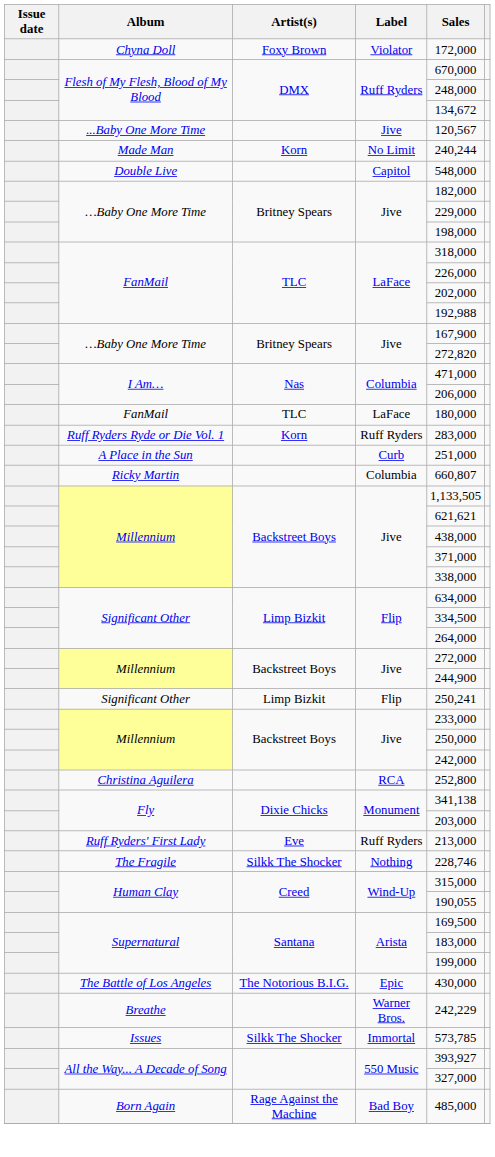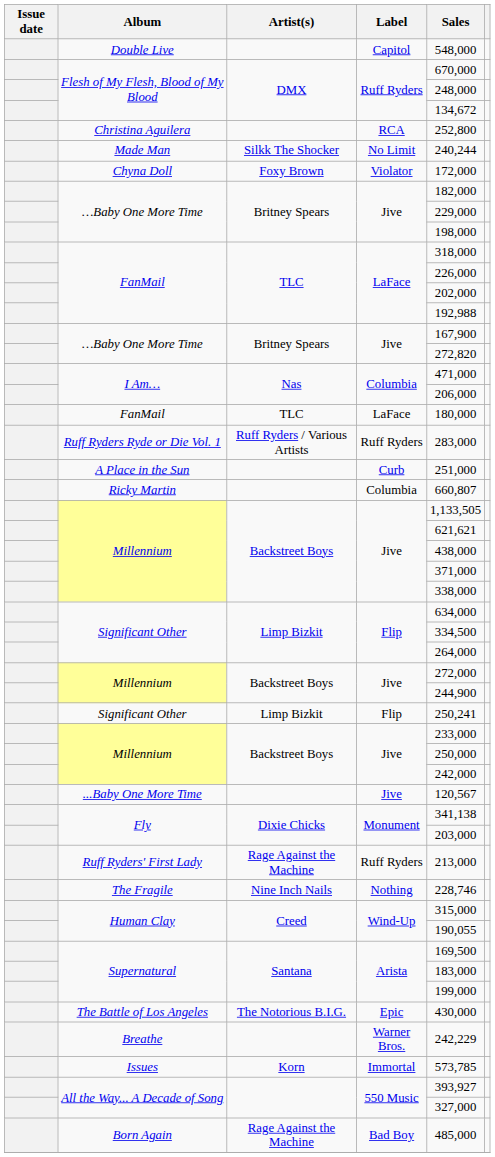rows swapped: (146, 171) <-> (146, 49)
rows swapped: (146, 130) <-> (146, 780)
(294, 150) Korn -> (291, 150) Silkk The Shocker
(294, 435) Korn -> (291, 442) Ruff Ryders / Various Artists
(294, 841) Eve -> (291, 862) Rage Against the Machine
(294, 861) Silkk The Shocker -> (291, 890) Nine Inch Nails
(294, 1038) Silkk The Shocker -> (291, 1066) Korn
